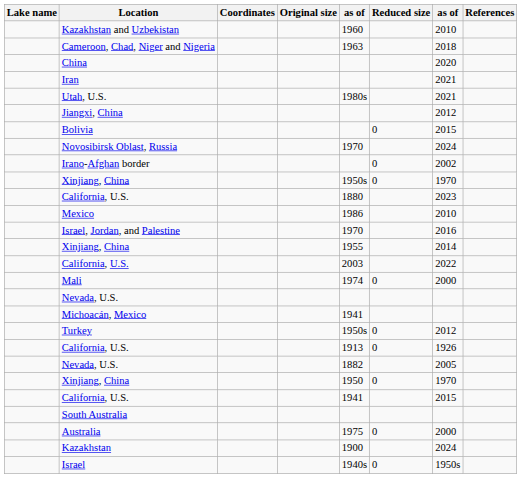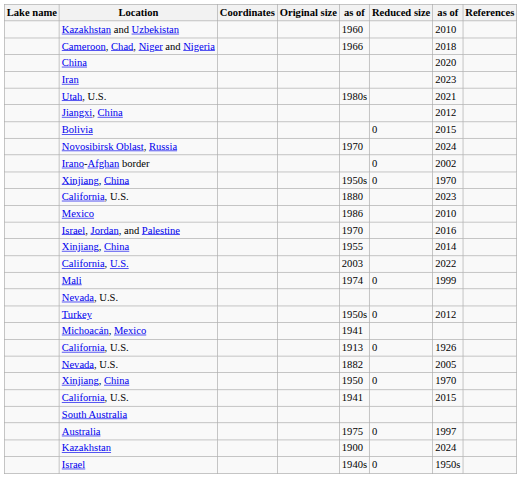(352, 46) 1963 -> (352, 46) 1966
(446, 79) 2021 -> (446, 79) 2023
(446, 280) 2000 -> (446, 280) 1999
rows swapped: (32, 331) <-> (32, 314)
(446, 431) 2000 -> (446, 431) 1997
